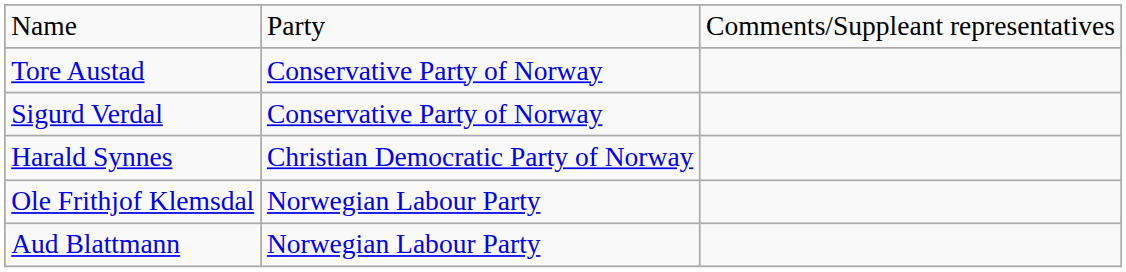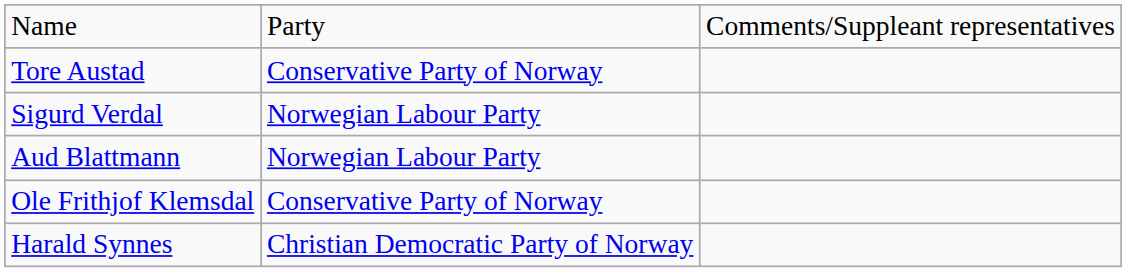(435, 113) Conservative Party of Norway -> (404, 113) Norwegian Labour Party
rows swapped: (92, 157) <-> (96, 244)
(404, 200) Norwegian Labour Party -> (435, 200) Conservative Party of Norway
